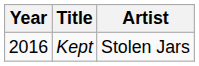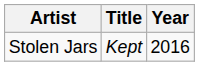columns swapped: (28, 18) <-> (145, 18)
